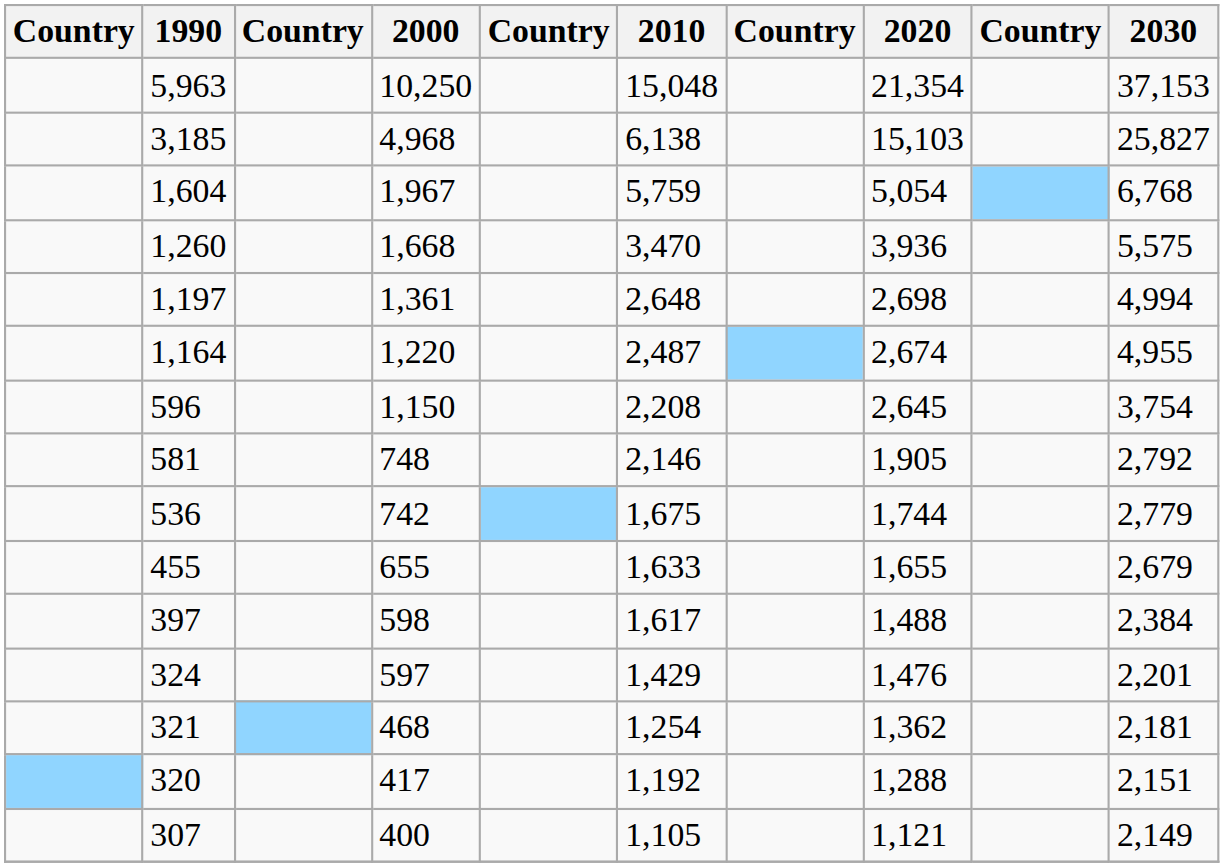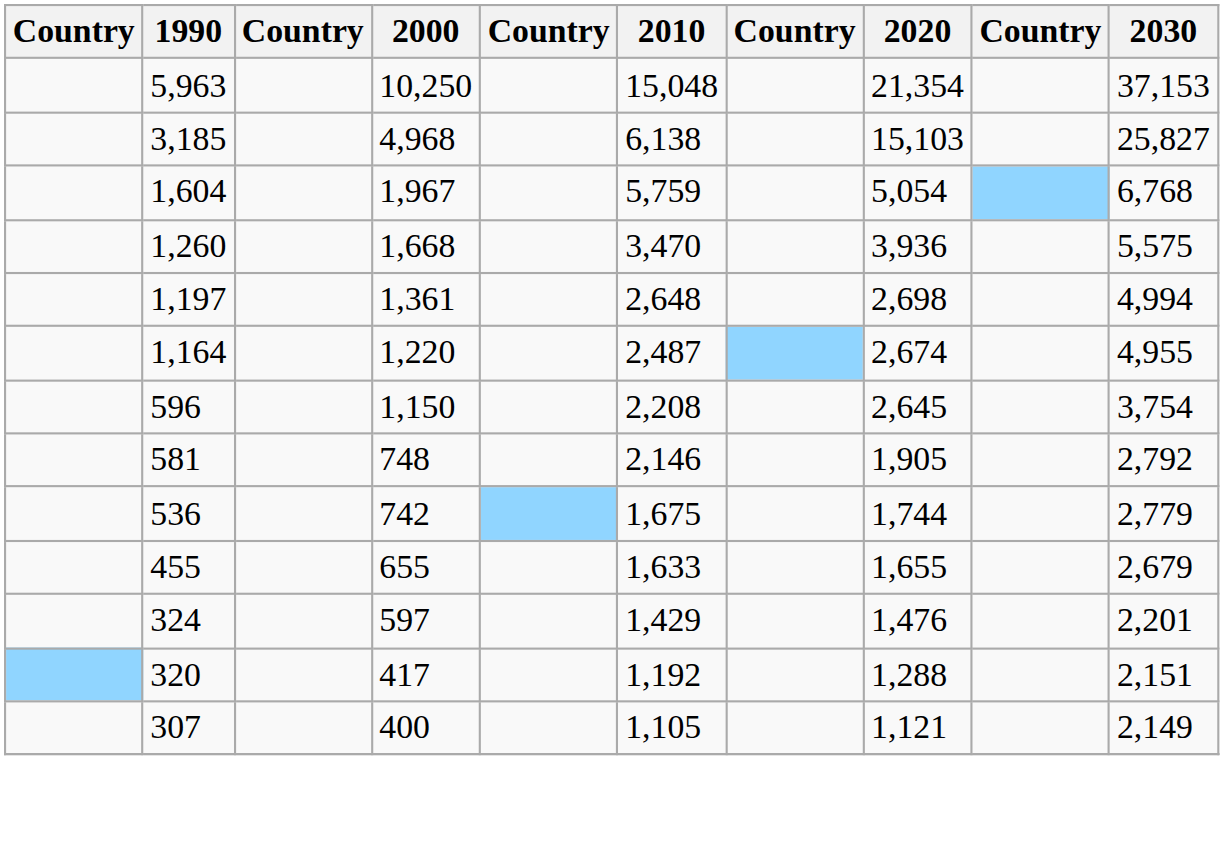- row: (176, 620)
- row: (176, 727)
